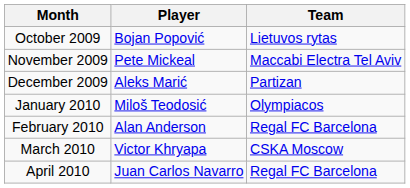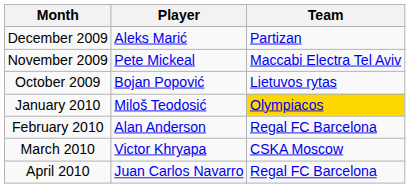rows swapped: (58, 37) <-> (58, 82)
(287, 104) no background -> (287, 104) gold background
